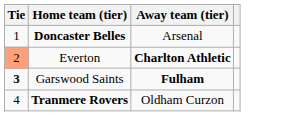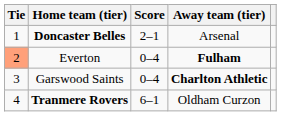+ column: (149, 14)
(182, 57) Charlton Athletic -> (219, 57) Fulham
(16, 78) bold -> (16, 78) normal
(182, 78) Fulham -> (219, 78) Charlton Athletic
